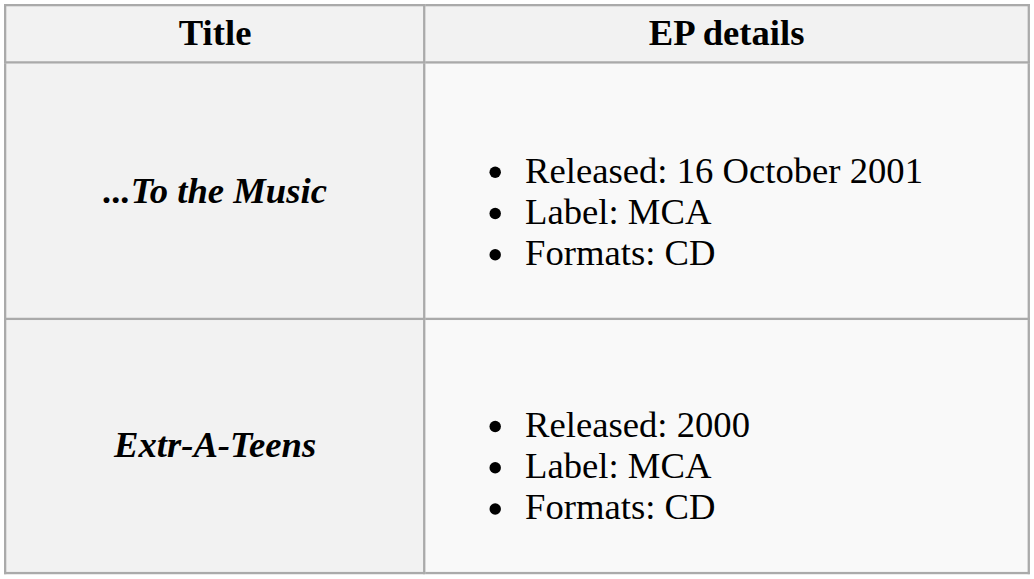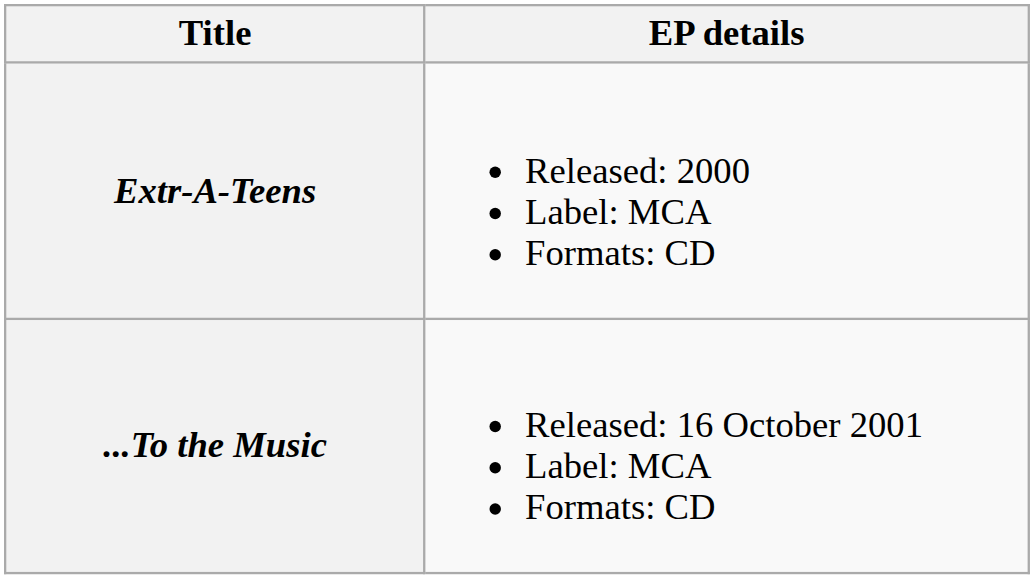rows swapped: (215, 445) <-> (215, 190)
